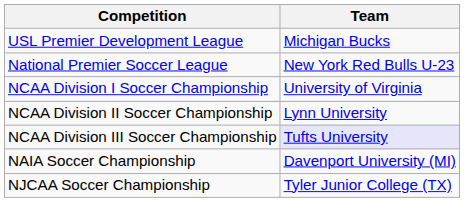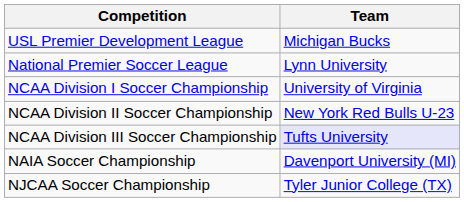(369, 64) New York Red Bulls U-23 -> (335, 64) Lynn University
(335, 112) Lynn University -> (369, 112) New York Red Bulls U-23
